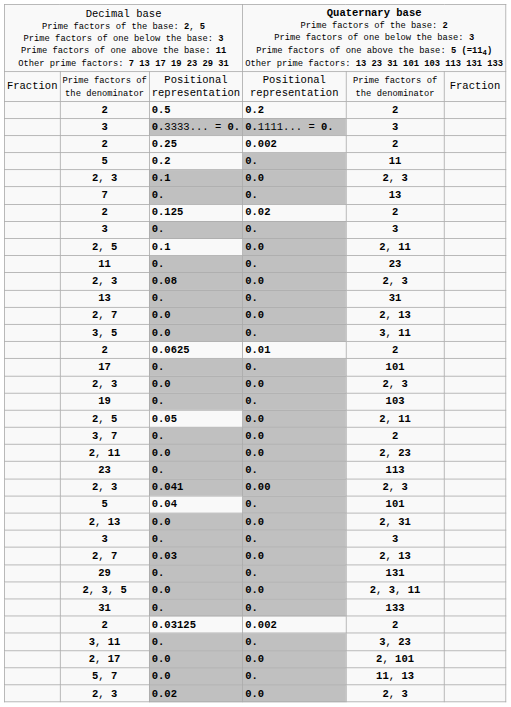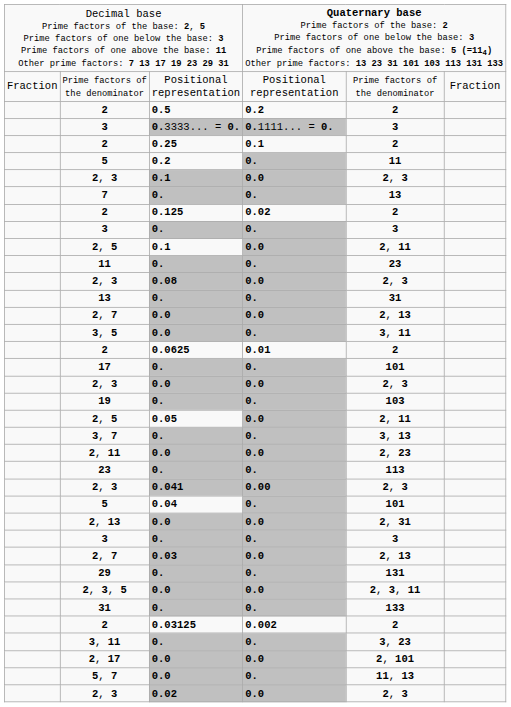(261, 144) 0.002 -> (255, 144) 0.1
(255, 436) 0.0 -> (252, 436) 0.
(395, 436) 2 -> (395, 436) 3, 13
